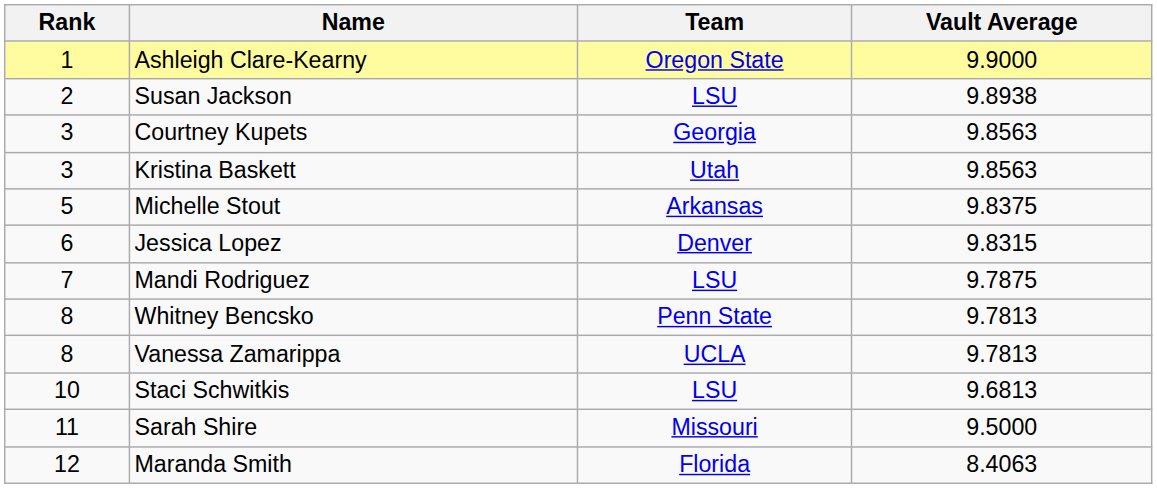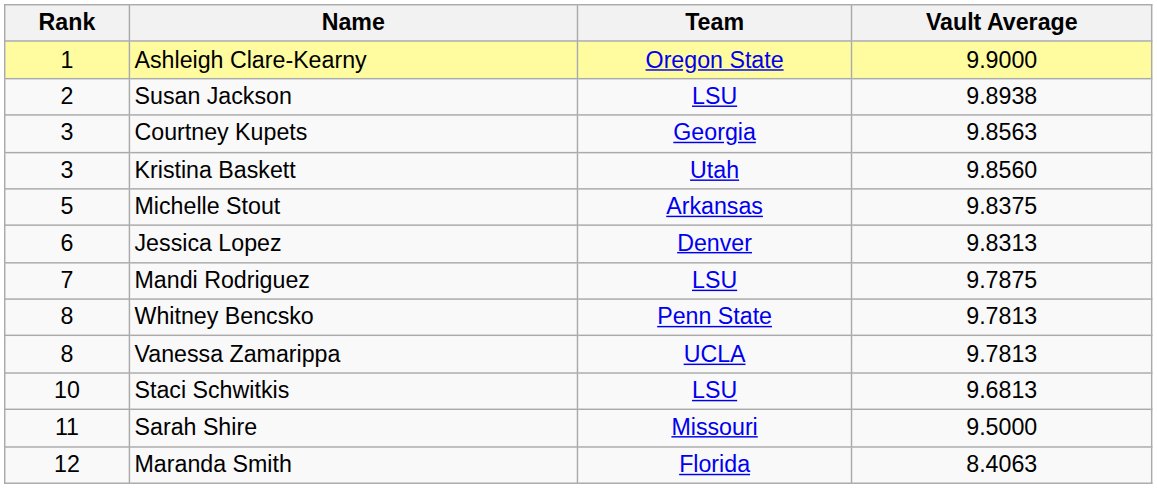(1002, 170) 9.8563 -> (1002, 170) 9.8560
(1002, 243) 9.8315 -> (1002, 243) 9.8313
